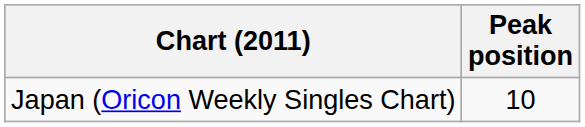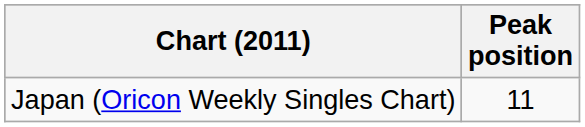(520, 99) 10 -> (520, 99) 11
